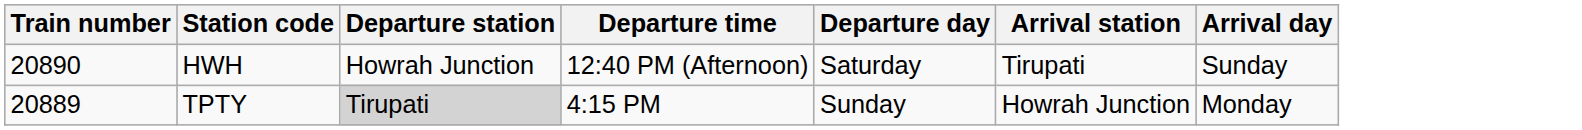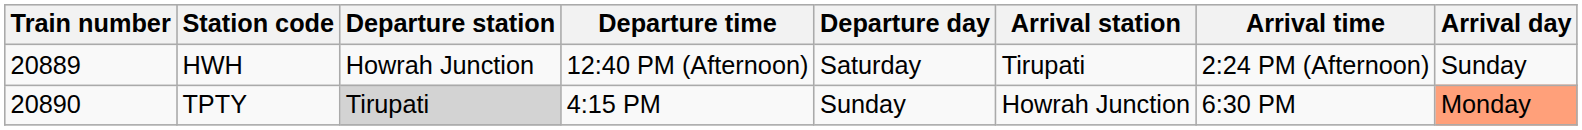+ column: (1315, 24)
(46, 64) 20890 -> (46, 64) 20889
(46, 104) 20889 -> (46, 104) 20890
(1247, 104) no background -> (1486, 104) lightsalmon background
